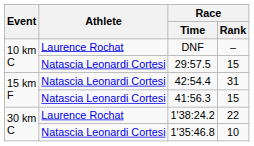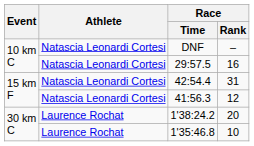(82, 47) Laurence Rochat -> (103, 47) Natascia Leonardi Cortesi
(233, 64) 15 -> (233, 64) 16
(233, 99) 15 -> (233, 99) 12
(233, 116) 22 -> (233, 116) 20
(103, 133) Natascia Leonardi Cortesi -> (82, 133) Laurence Rochat
